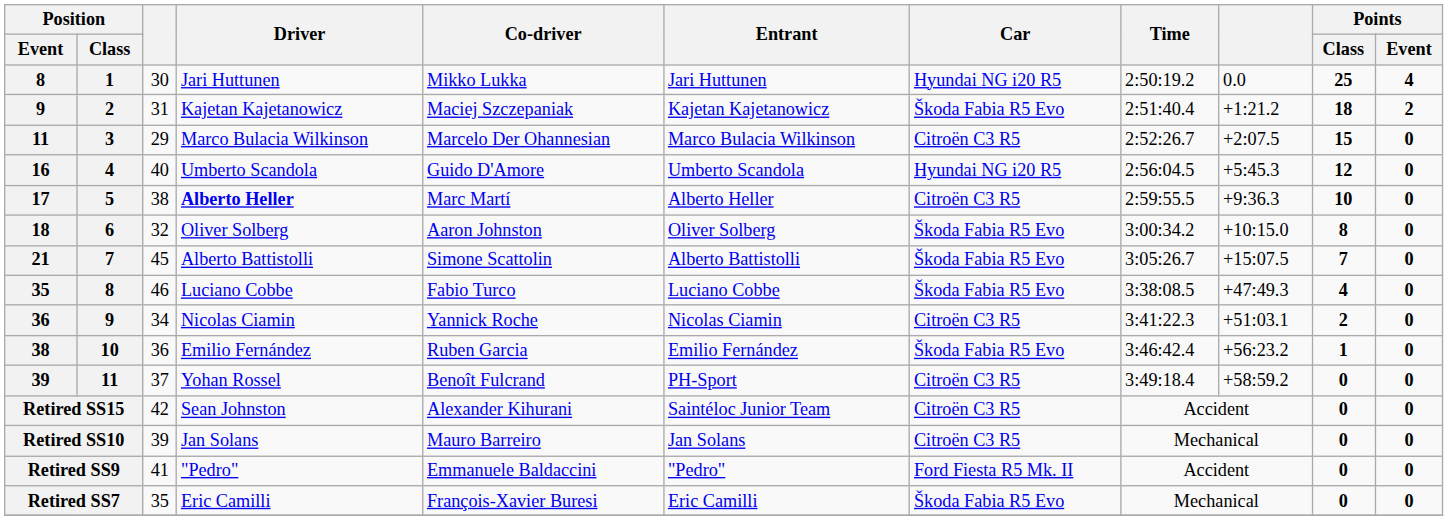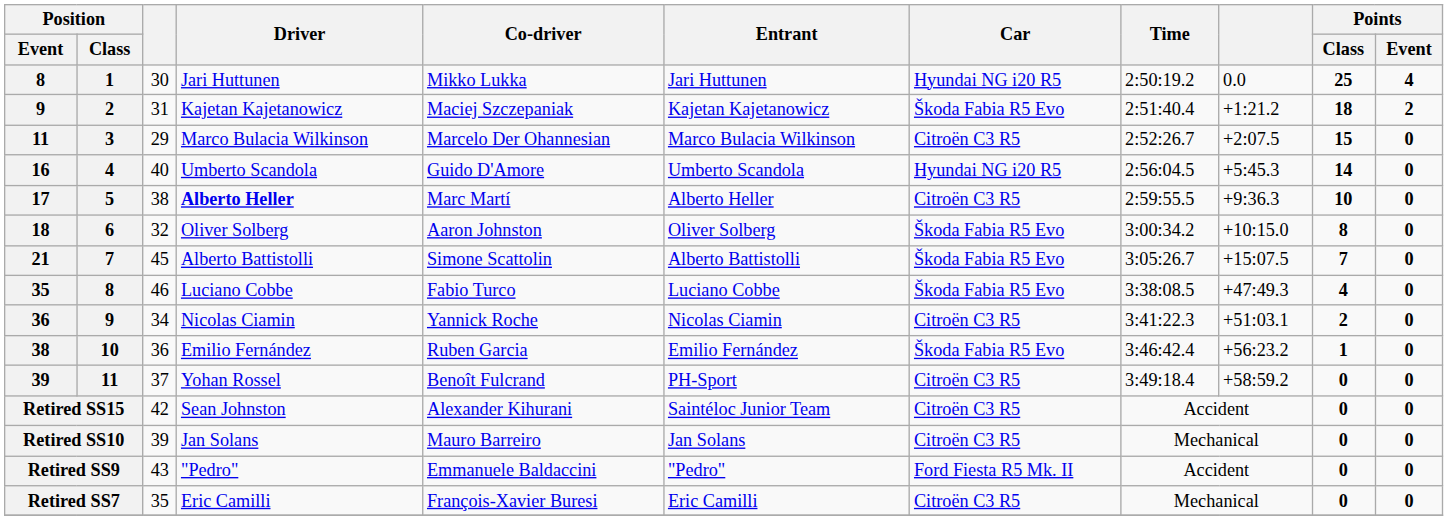(1343, 169) 12 -> (1343, 169) 14
(160, 470) 41 -> (160, 470) 43
(989, 500) Škoda Fabia R5 Evo -> (967, 500) Citroën C3 R5
